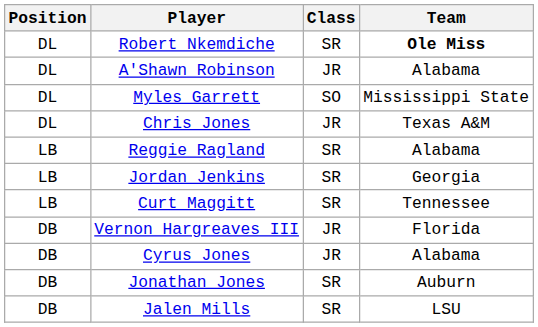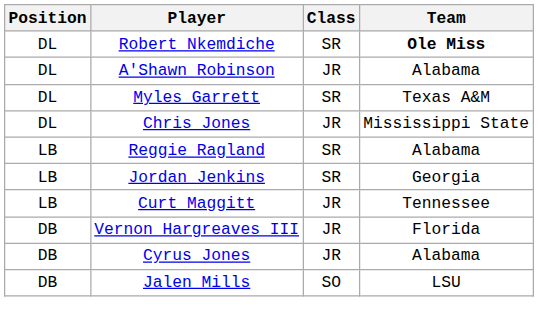(331, 97) SO -> (331, 97) SR
(446, 97) Mississippi State -> (446, 97) Texas A&M
(446, 124) Texas A&M -> (446, 124) Mississippi State
(331, 203) SR -> (331, 203) JR
- row: (197, 283)
(331, 309) SR -> (331, 283) SO
